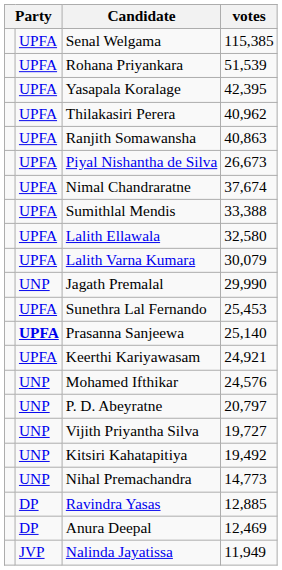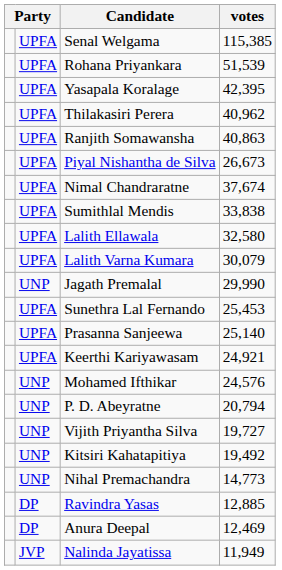(245, 211) 33,388 -> (244, 211) 33,838
(39, 333) bold -> (38, 333) normal
(245, 406) 20,797 -> (244, 406) 20,794
